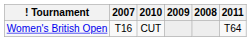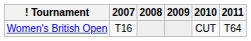columns swapped: (206, 13) <-> (151, 13)
